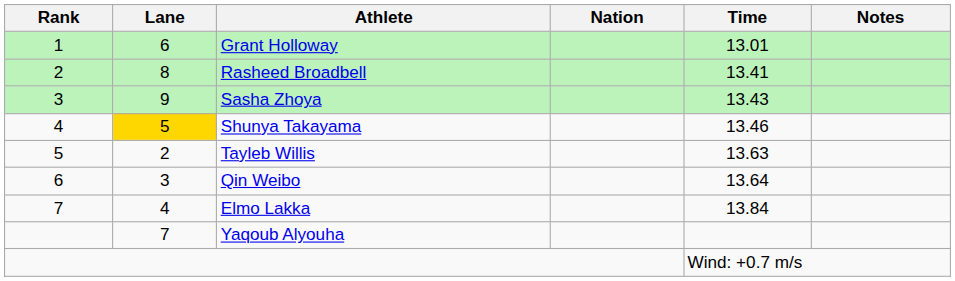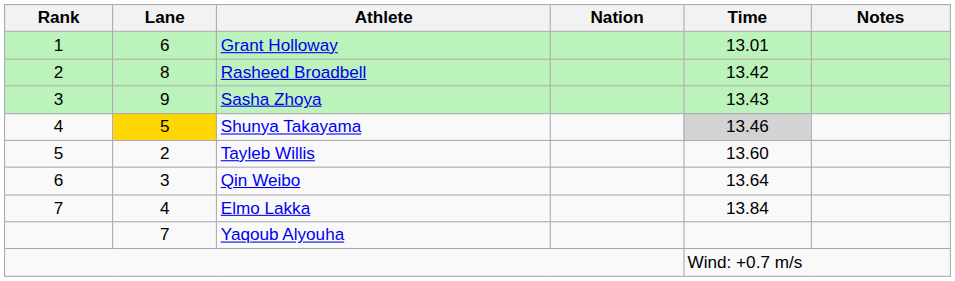(747, 72) 13.41 -> (747, 72) 13.42
(747, 126) no background -> (747, 126) lightgrey background
(747, 153) 13.63 -> (747, 153) 13.60
